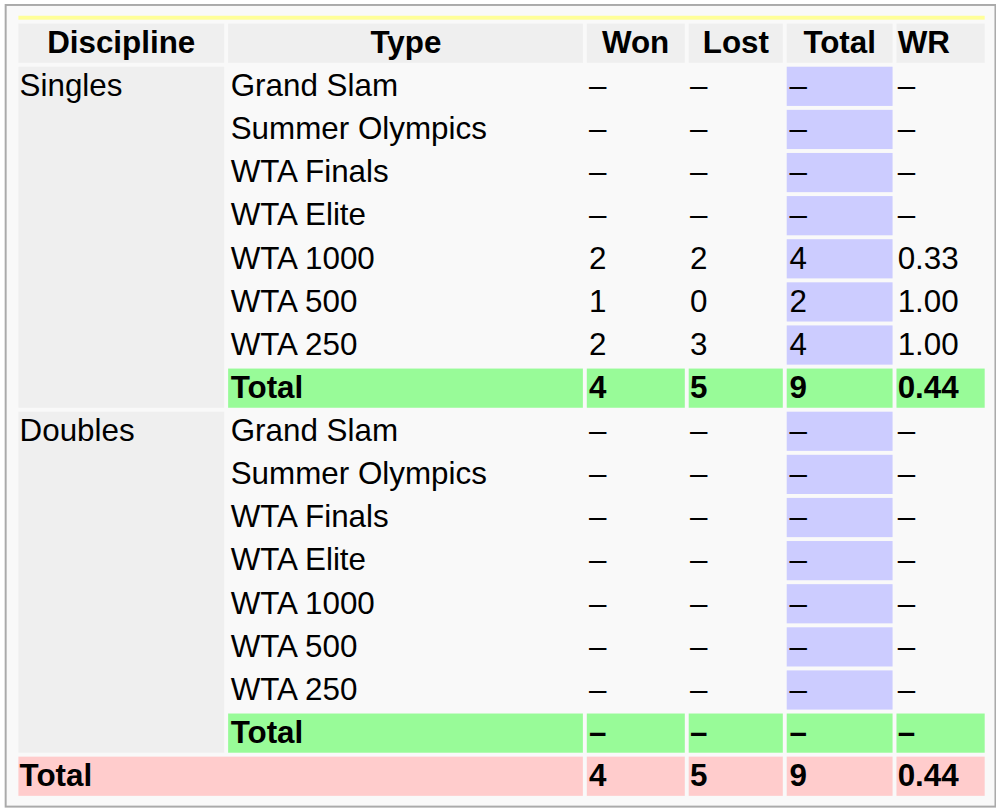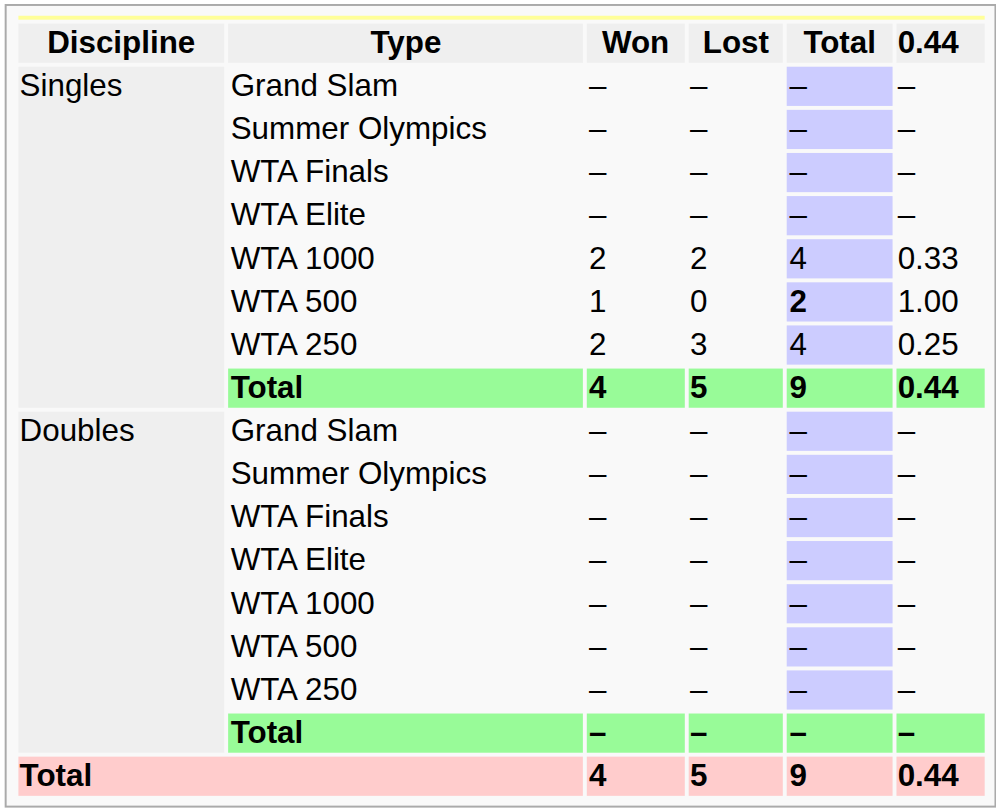(924, 43) WR -> (928, 43) 0.44
(798, 301) normal -> (798, 301) bold
(928, 344) 1.00 -> (928, 344) 0.25
